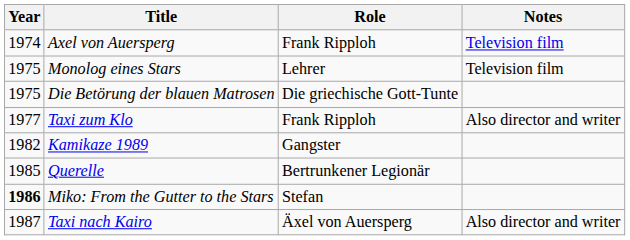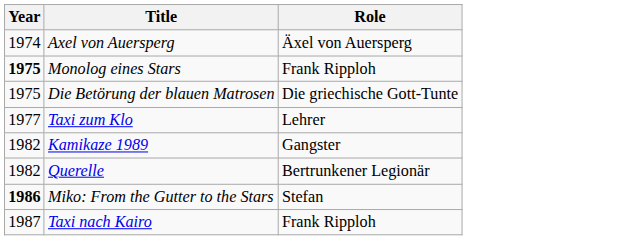- column: (543, 17)
(329, 42) Frank Ripploh -> (347, 42) Äxel von Auersperg
(24, 68) normal -> (24, 68) bold
(303, 68) Lehrer -> (329, 68) Frank Ripploh
(329, 119) Frank Ripploh -> (303, 119) Lehrer
(24, 171) 1985 -> (24, 171) 1982
(347, 222) Äxel von Auersperg -> (329, 222) Frank Ripploh
